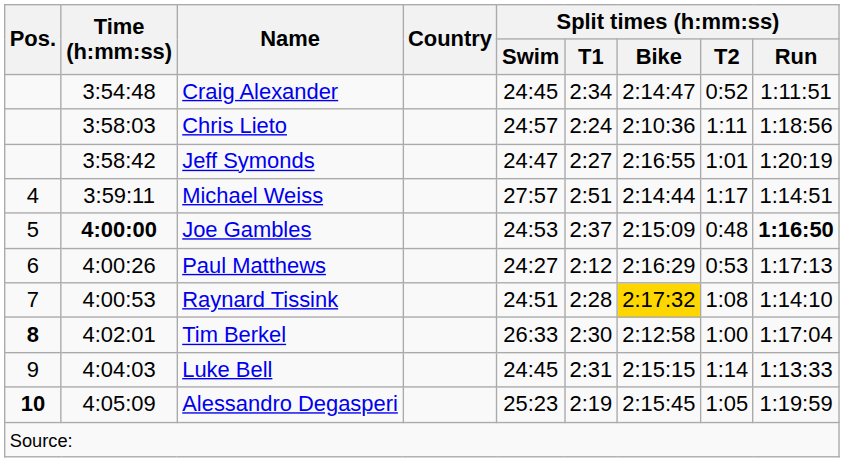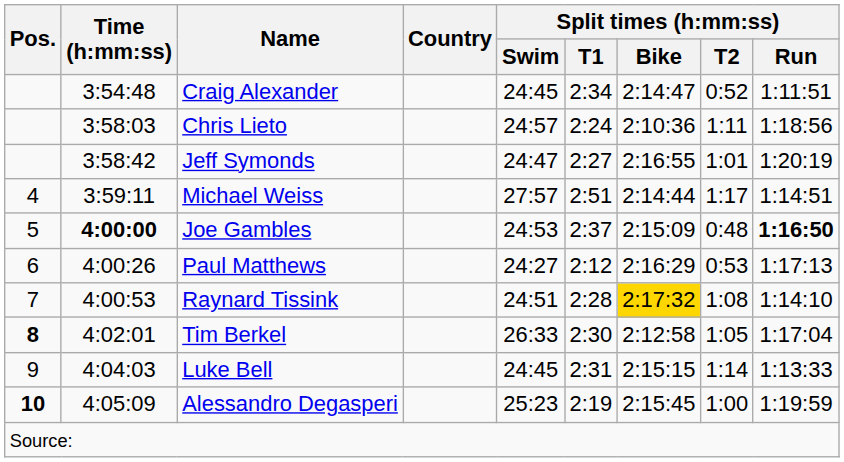(727, 334) 1:00 -> (727, 334) 1:05
(727, 404) 1:05 -> (727, 404) 1:00
